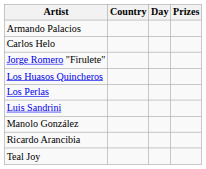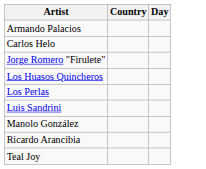- column: (186, 12)
